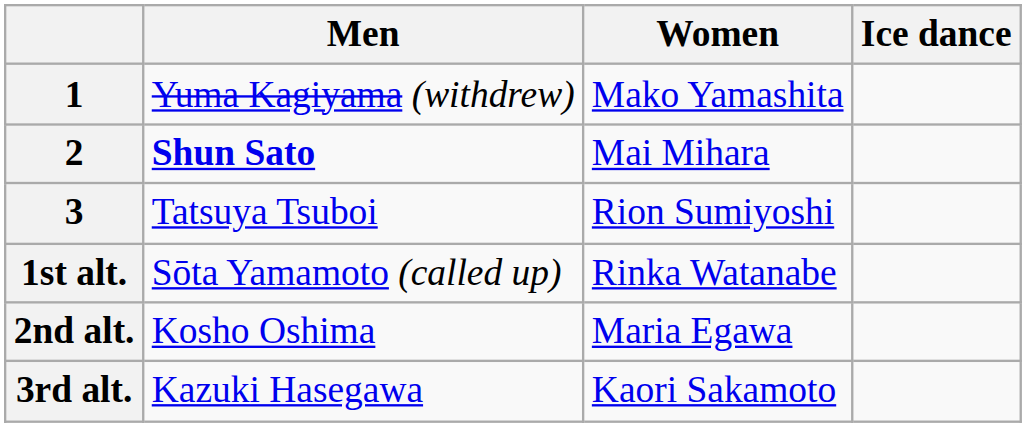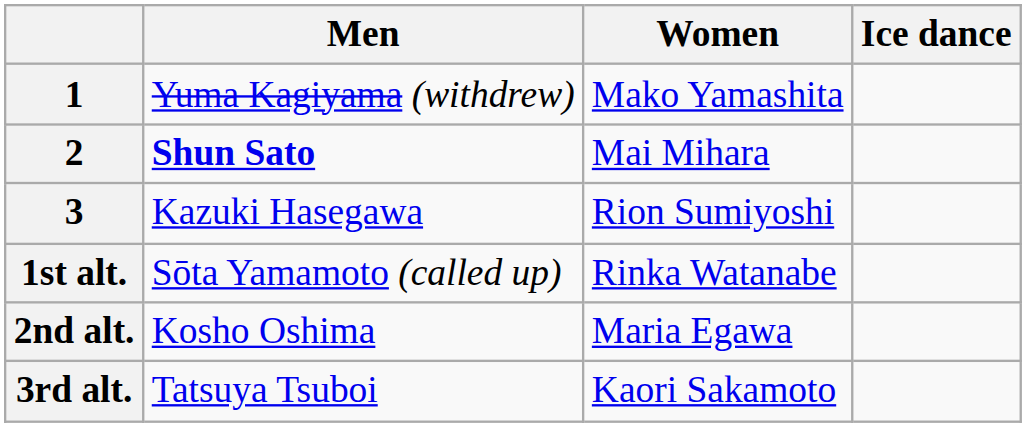(265, 212) Tatsuya Tsuboi -> (287, 212) Kazuki Hasegawa
(287, 390) Kazuki Hasegawa -> (265, 390) Tatsuya Tsuboi
